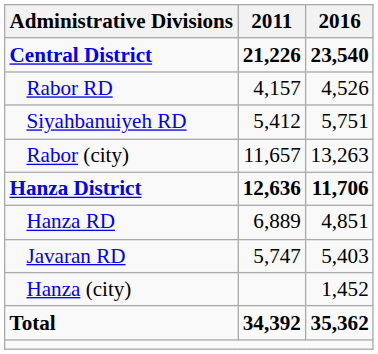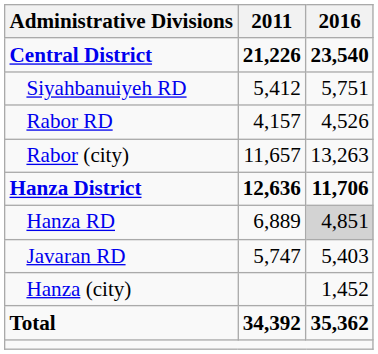rows swapped: (70, 88) <-> (107, 121)
(345, 222) no background -> (345, 222) lightgrey background
